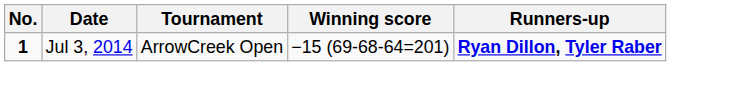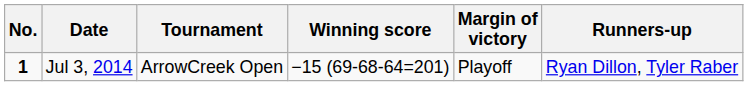+ column: (498, 29)
(560, 47) bold -> (642, 67) normal
